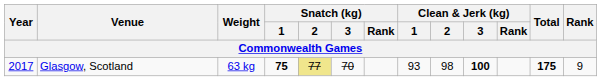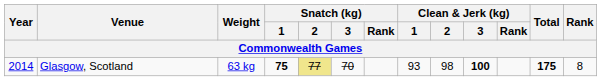(21, 66) 2017 -> (21, 66) 2014
(580, 66) 9 -> (580, 66) 8
